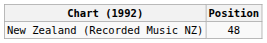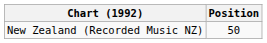(234, 30) 48 -> (234, 30) 50
